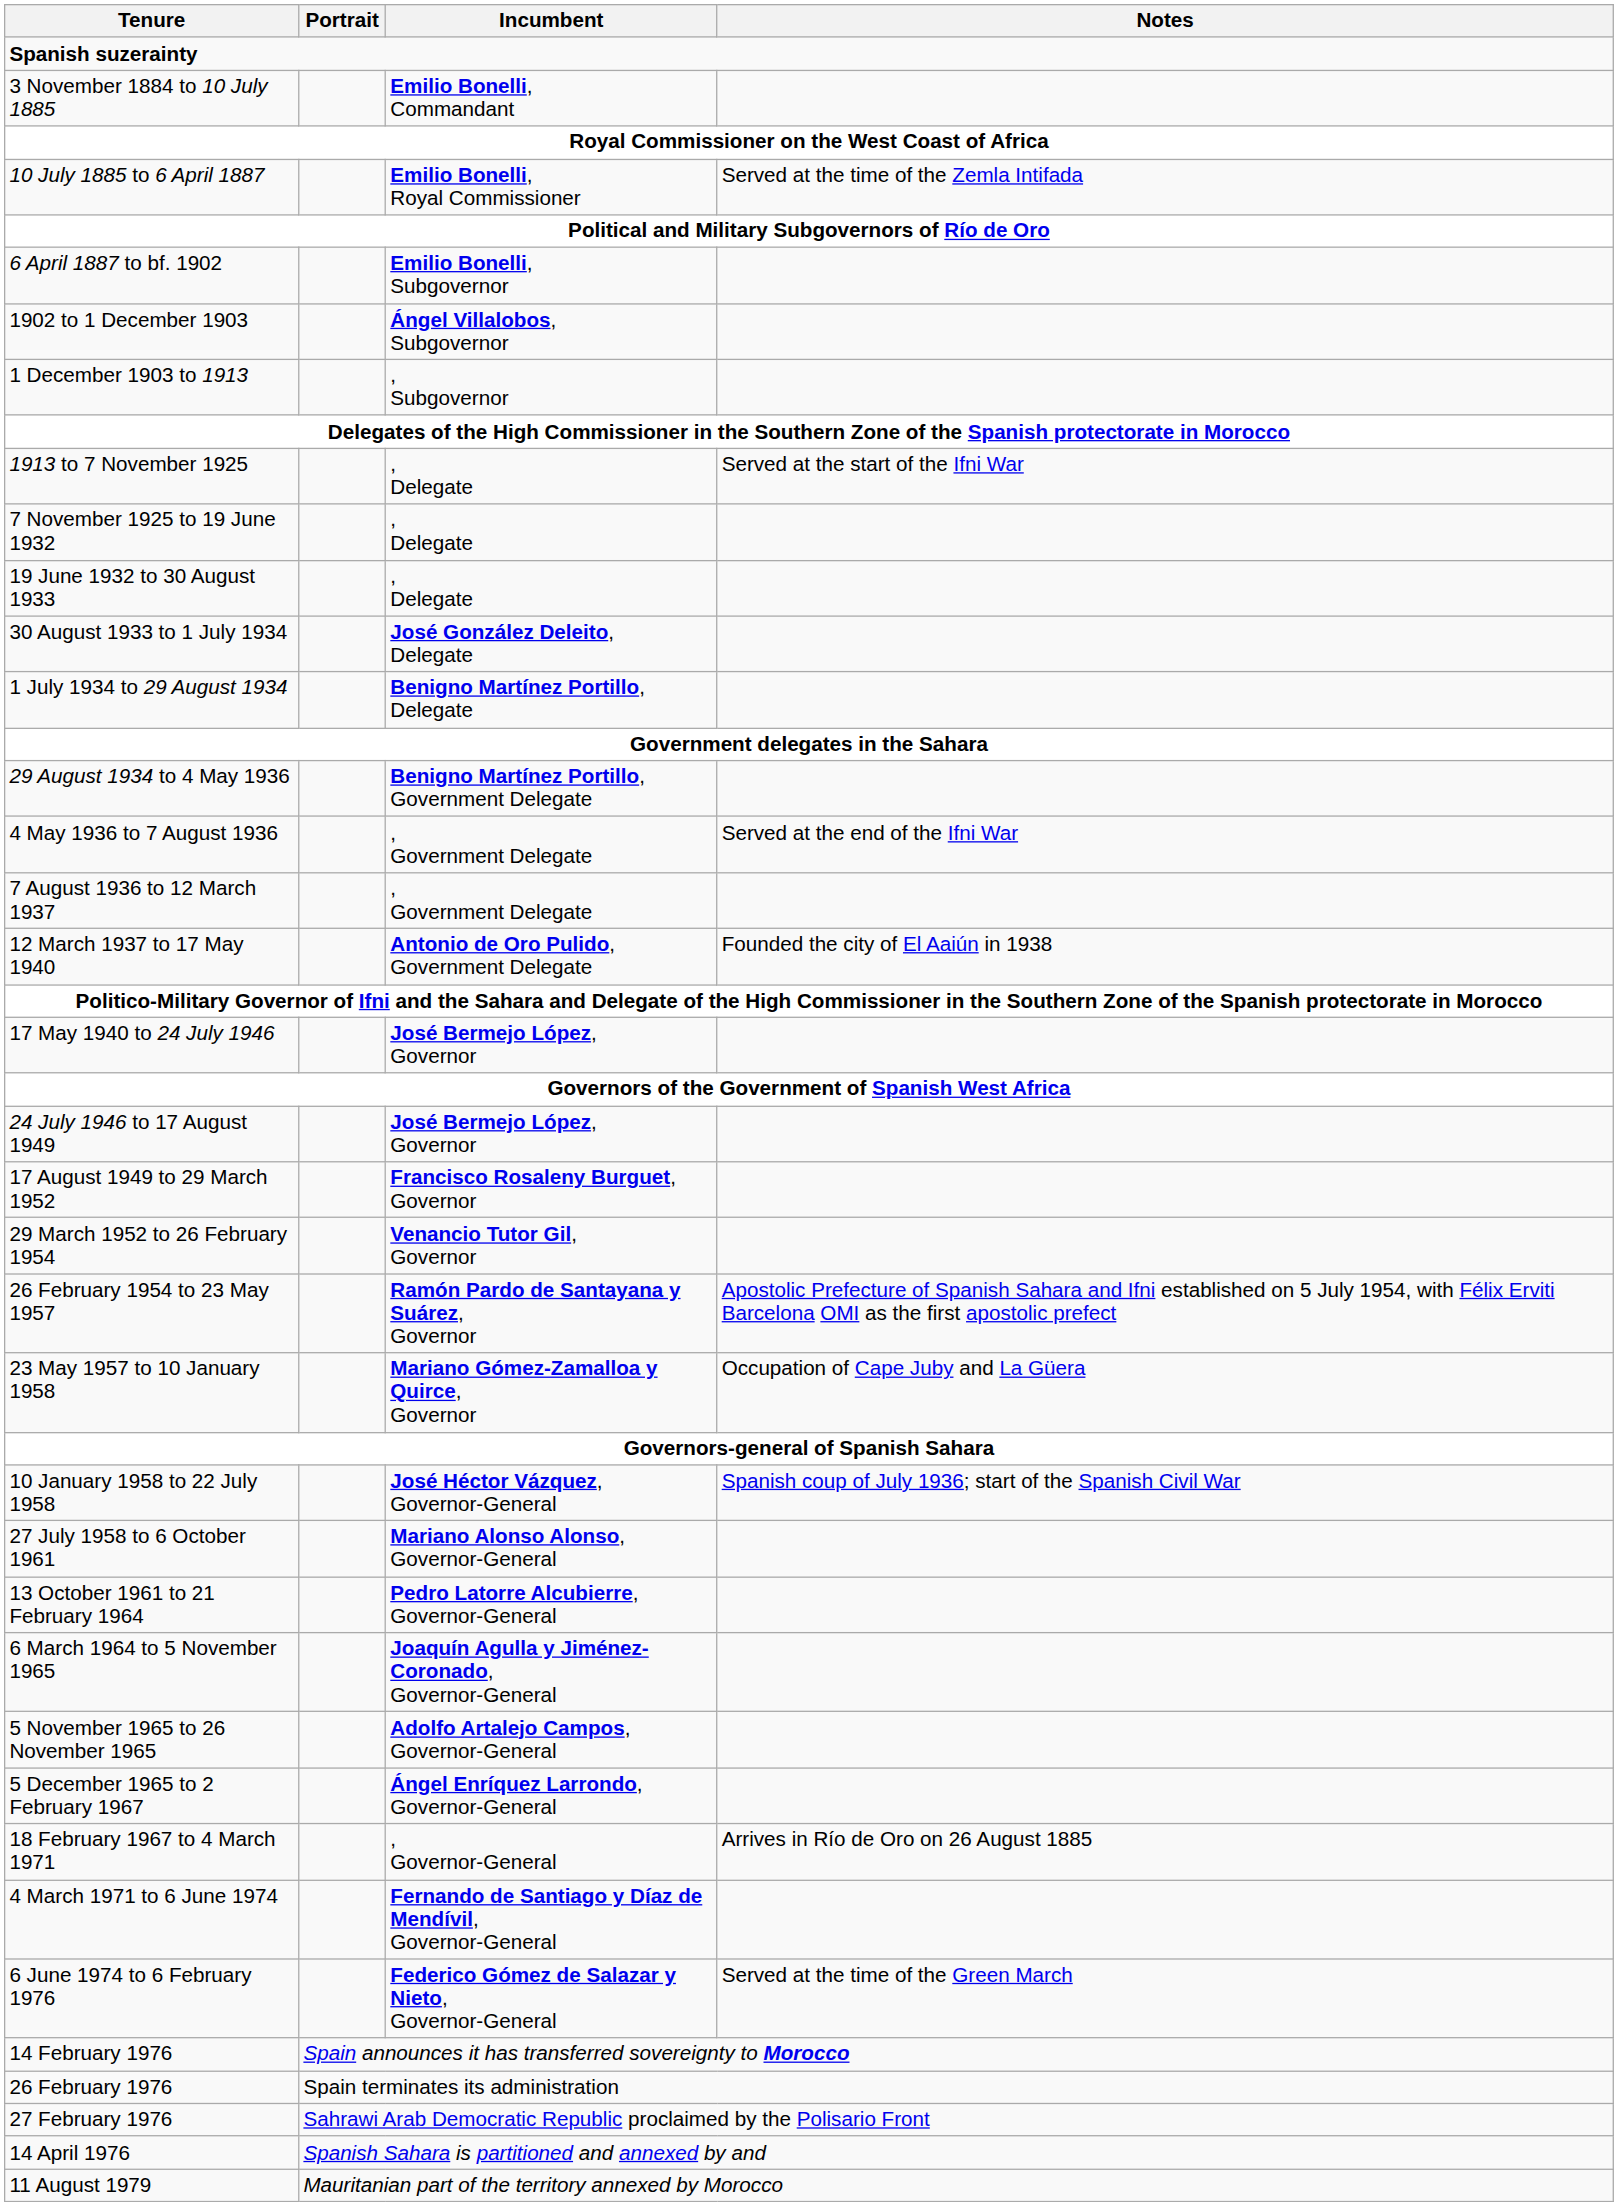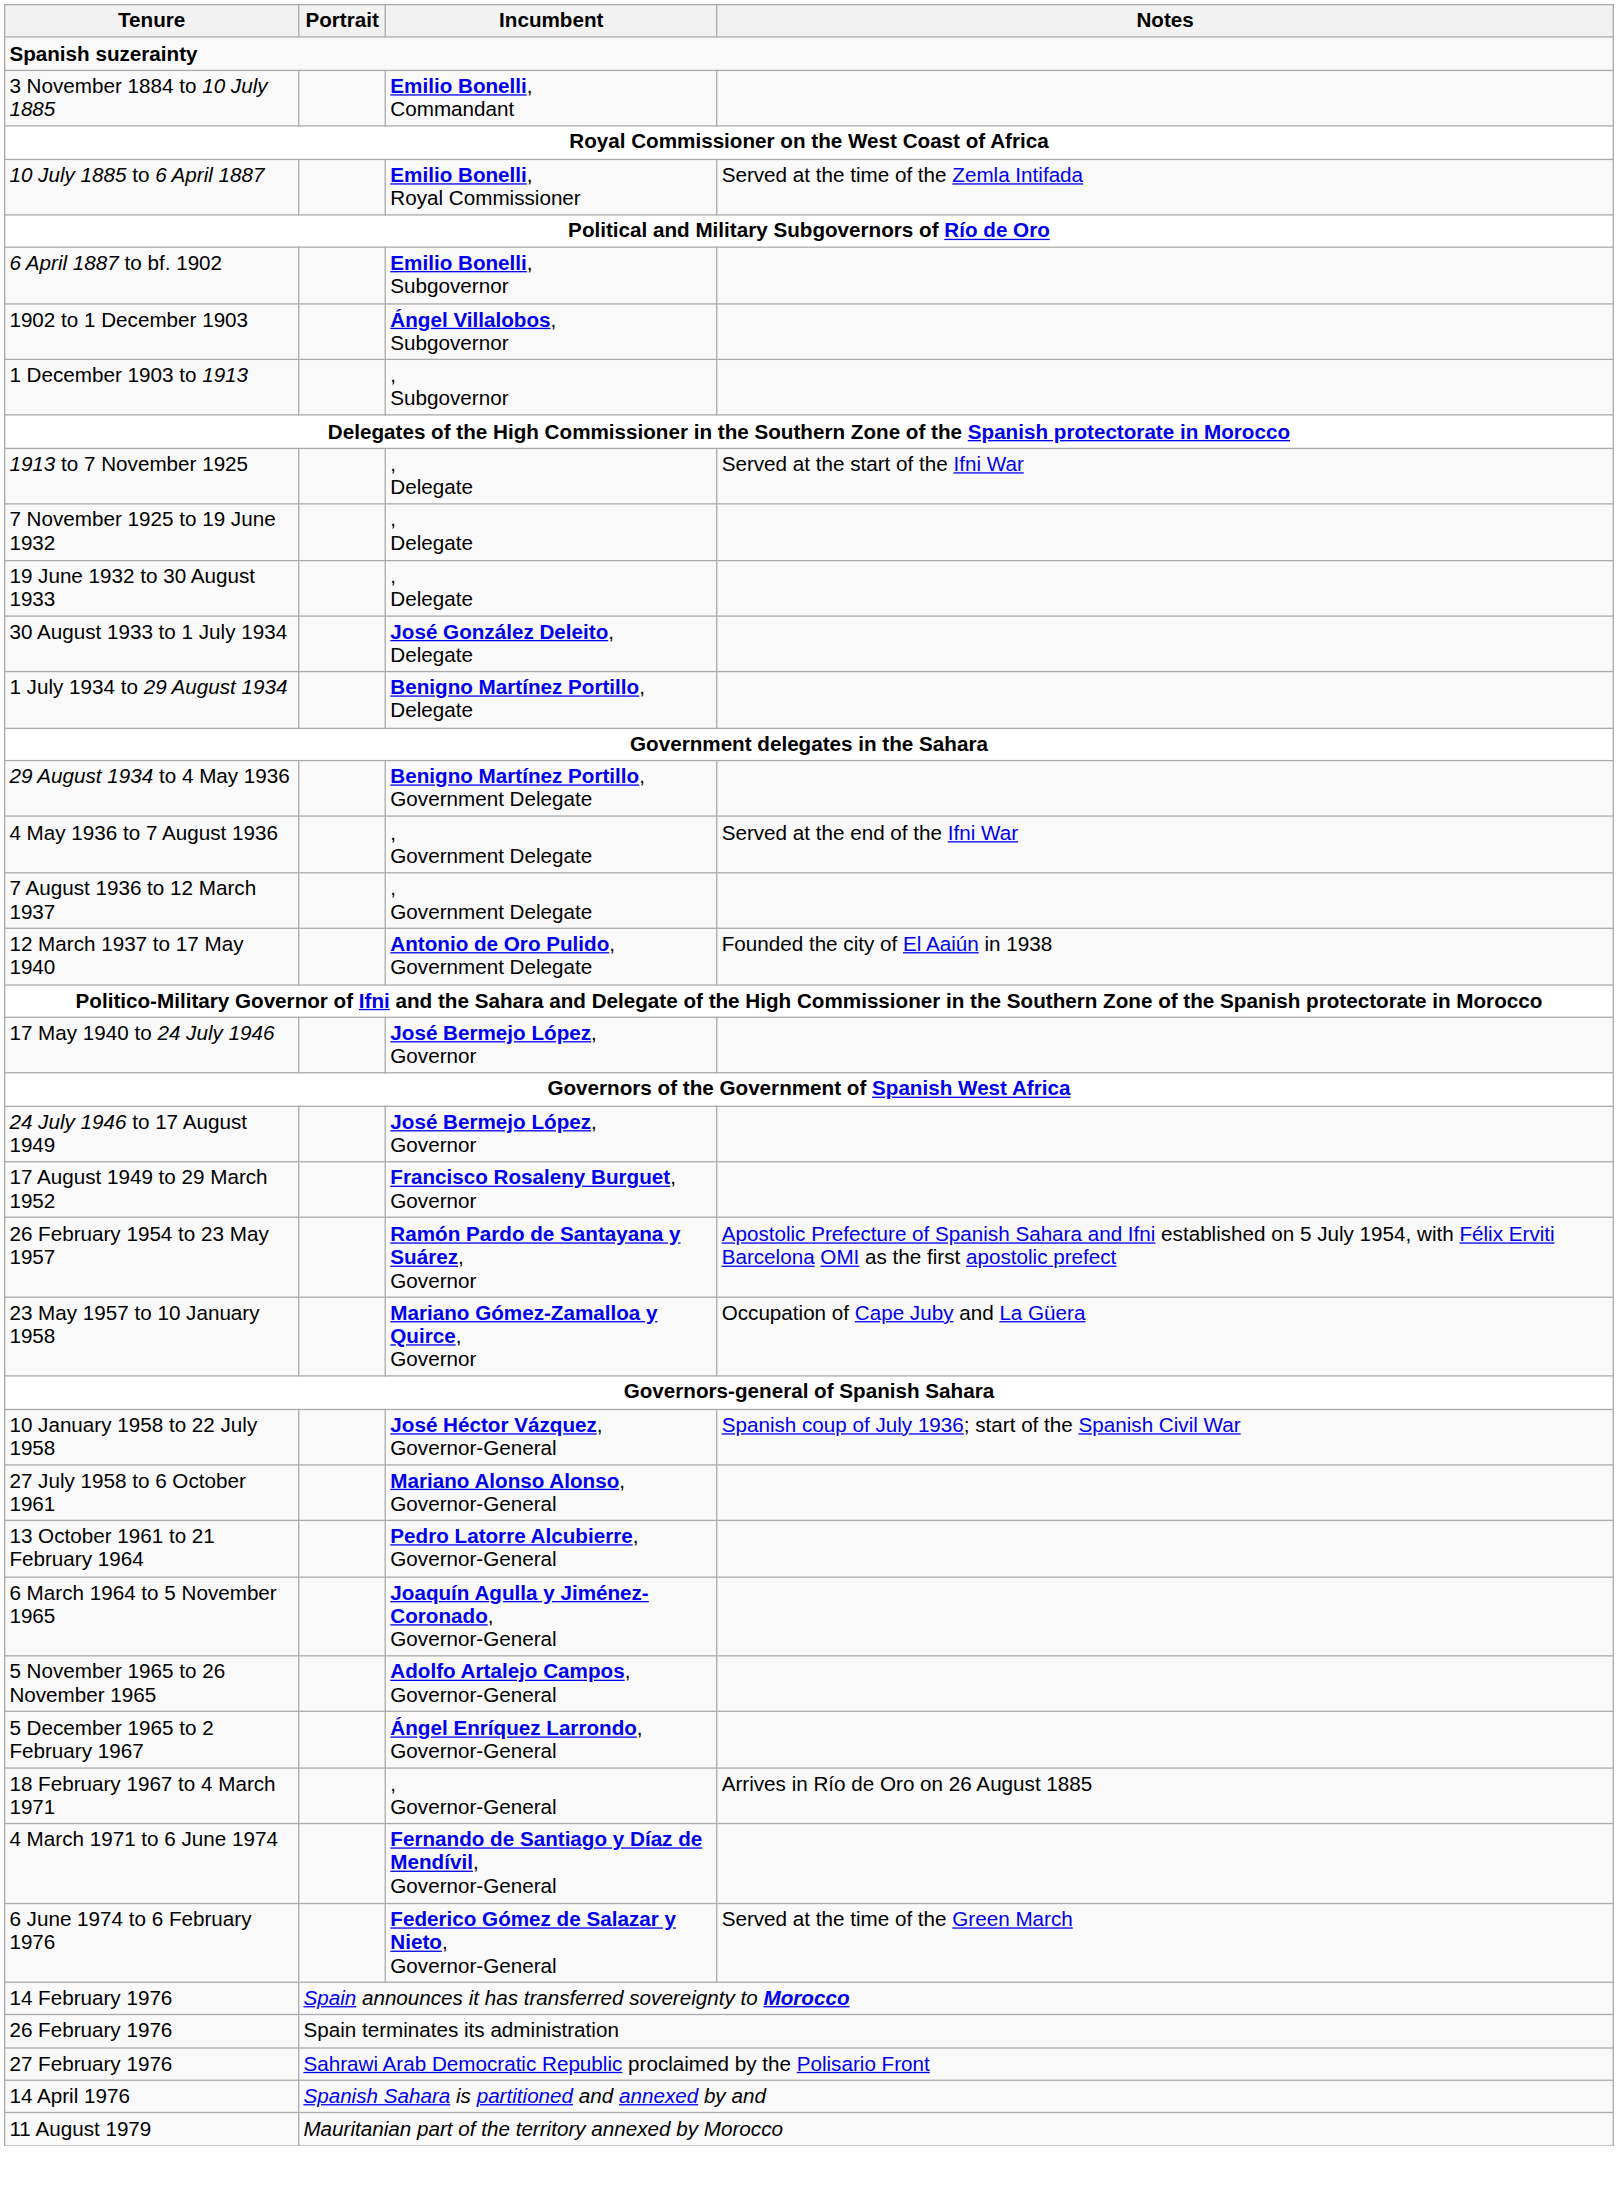- row: (148, 1245)
